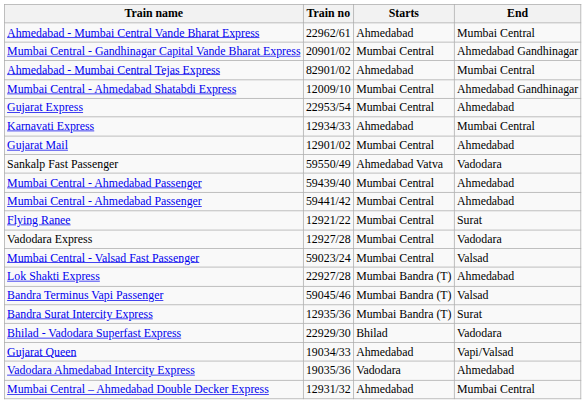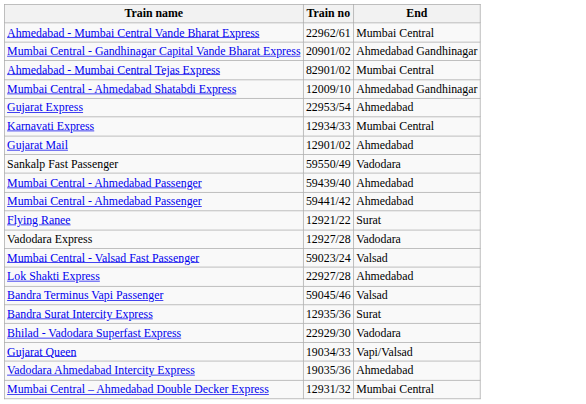- column: (404, 13)
